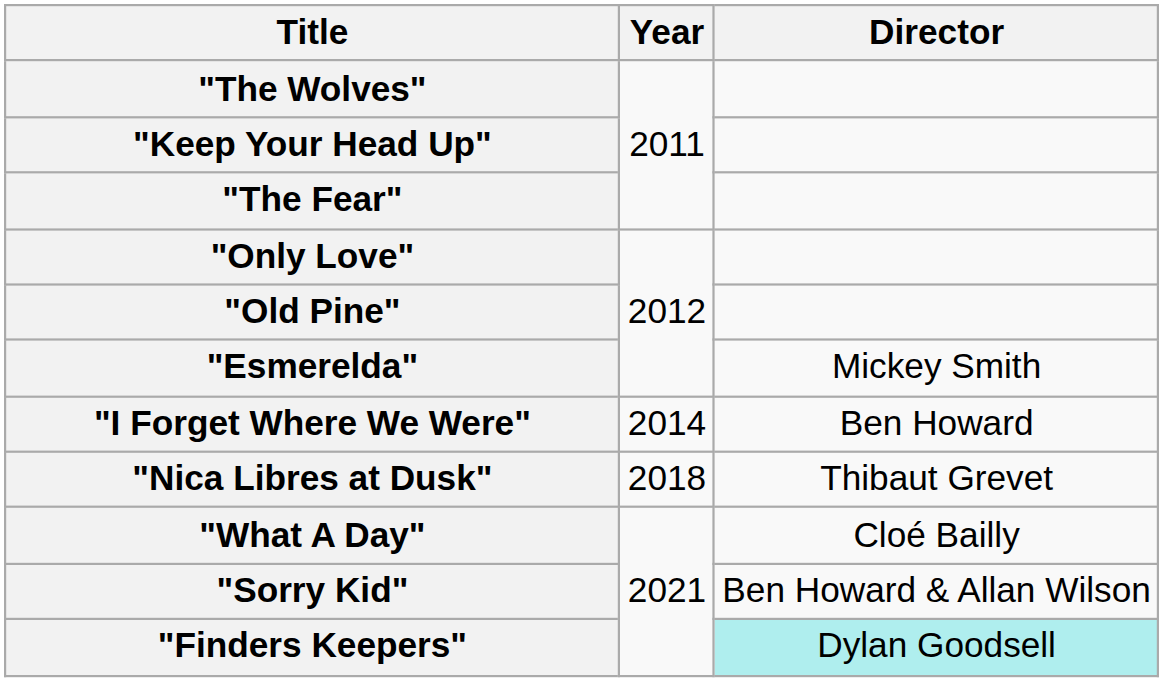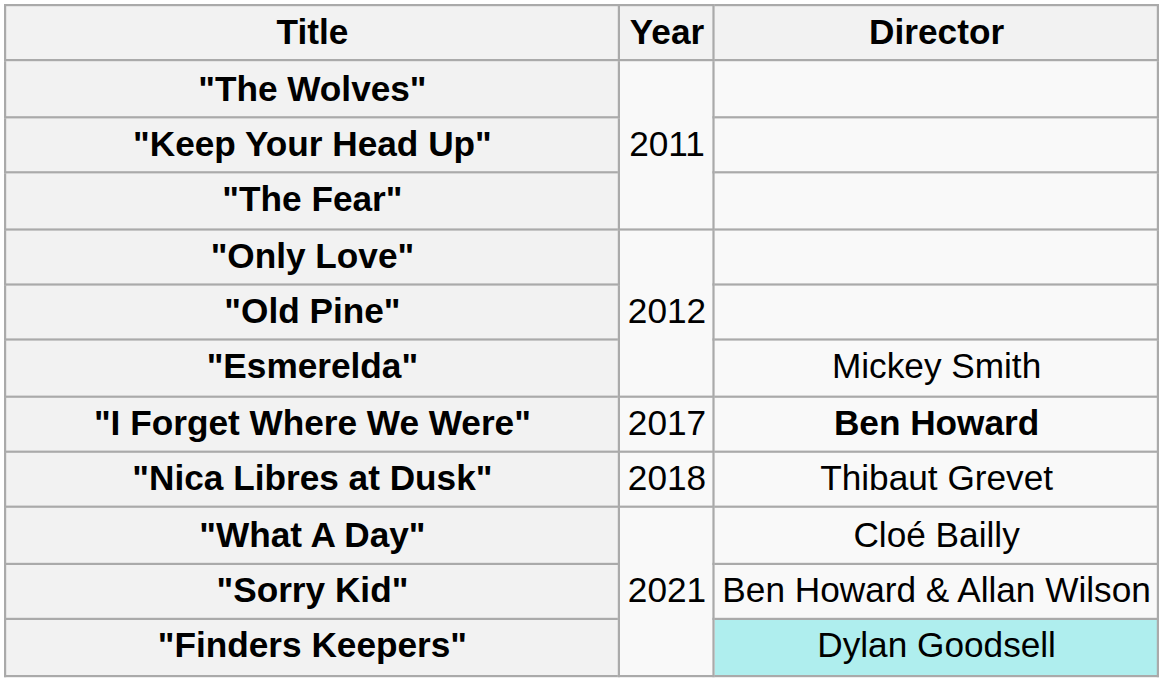(667, 423) 2014 -> (667, 423) 2017
(937, 423) normal -> (937, 423) bold
